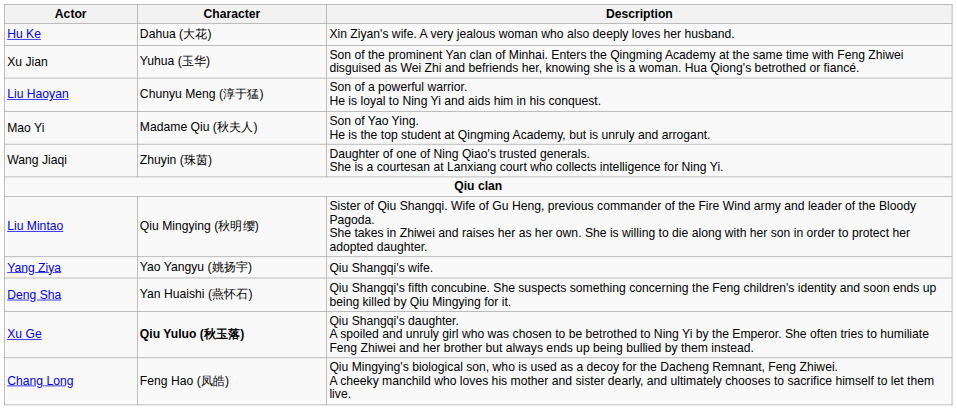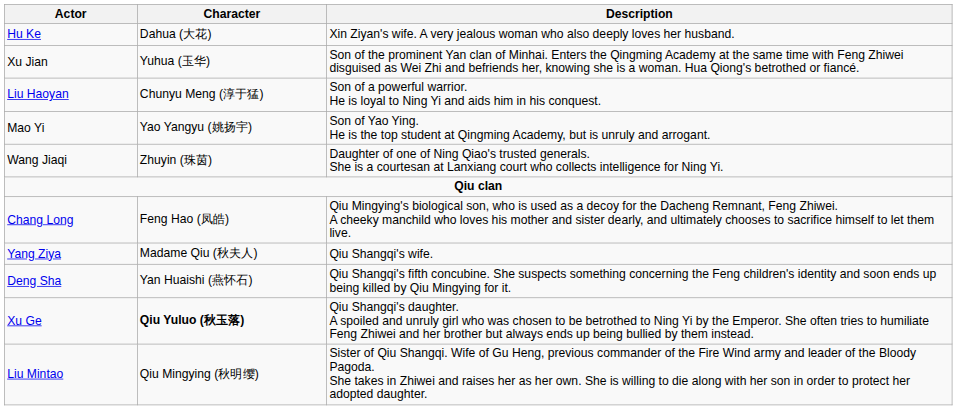(199, 127) Madame Qiu (秋夫人) -> (196, 127) Yao Yangyu (姚扬宇)
rows swapped: (35, 226) <-> (40, 381)
(196, 267) Yao Yangyu (姚扬宇) -> (199, 253) Madame Qiu (秋夫人)
